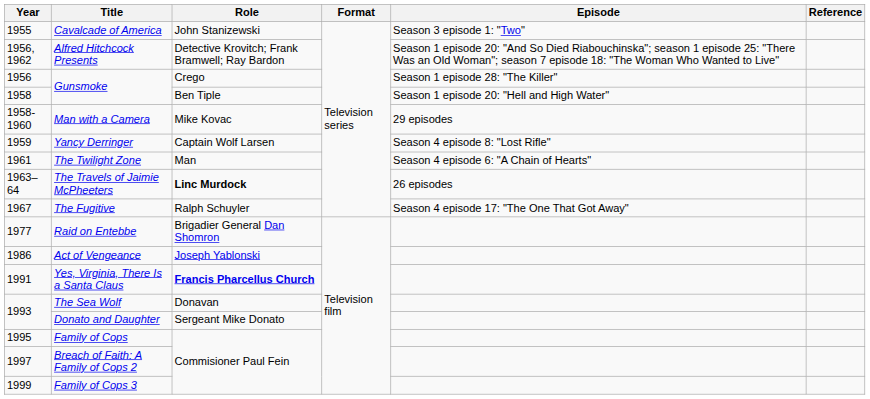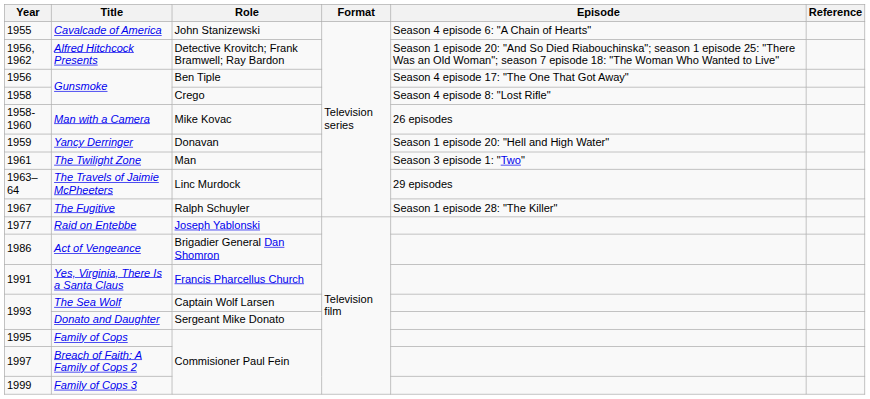(459, 30) Season 3 episode 1: "Two" -> (492, 30) Season 4 episode 6: "A Chain of Hearts"
(190, 78) Crego -> (198, 78) Ben Tiple
(475, 78) Season 1 episode 28: "The Killer" -> (511, 78) Season 4 episode 17: "The One That Got Away"
(198, 95) Ben Tiple -> (190, 95) Crego
(501, 95) Season 1 episode 20: "Hell and High Water" -> (472, 95) Season 4 episode 8: "Lost Rifle"
(423, 119) 29 episodes -> (423, 119) 26 episodes
(224, 143) Captain Wolf Larsen -> (197, 143) Donavan
(472, 143) Season 4 episode 8: "Lost Rifle" -> (501, 143) Season 1 episode 20: "Hell and High Water"
(492, 160) Season 4 episode 6: "A Chain of Hearts" -> (459, 160) Season 3 episode 1: "Two"
(210, 184) bold -> (207, 184) normal
(423, 184) 26 episodes -> (423, 184) 29 episodes
(511, 208) Season 4 episode 17: "The One That Got Away" -> (475, 208) Season 1 episode 28: "The Killer"
(229, 231) Brigadier General Dan Shomron -> (217, 225) Joseph Yablonski
(217, 255) Joseph Yablonski -> (229, 249) Brigadier General Dan Shomron
(244, 279) bold -> (239, 279) normal
(197, 302) Donavan -> (224, 302) Captain Wolf Larsen
